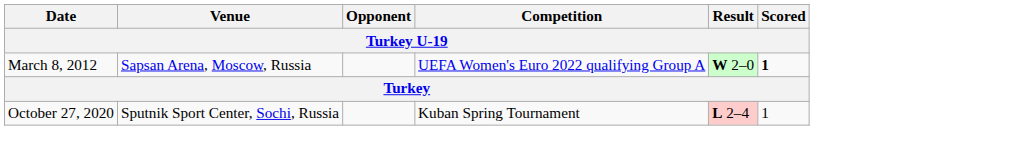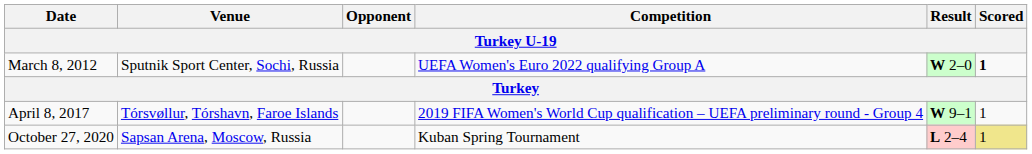(216, 64) Sapsan Arena, Moscow, Russia -> (230, 64) Sputnik Sport Center, Sochi, Russia
+ row: (49, 112)
(230, 112) Sputnik Sport Center, Sochi, Russia -> (216, 137) Sapsan Arena, Moscow, Russia
(765, 112) no background -> (983, 137) khaki background
